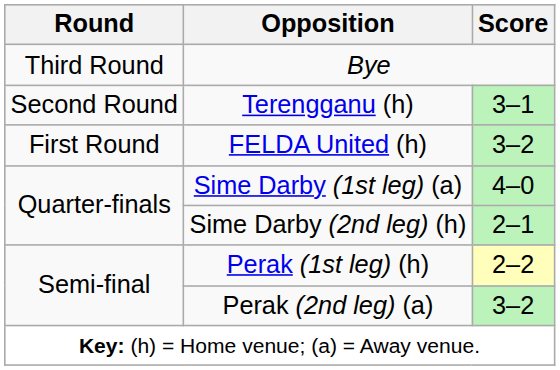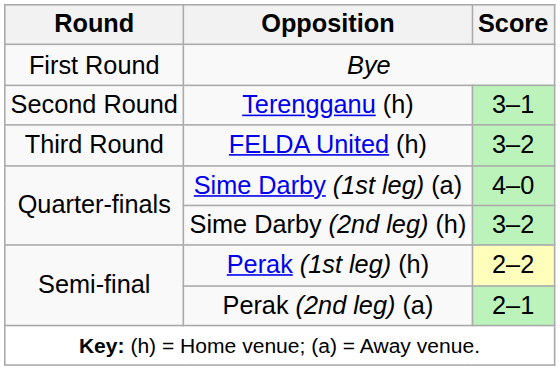(94, 64) Third Round -> (94, 64) First Round
(94, 144) First Round -> (94, 144) Third Round
(513, 225) 2–1 -> (513, 225) 3–2
(513, 305) 3–2 -> (513, 305) 2–1
